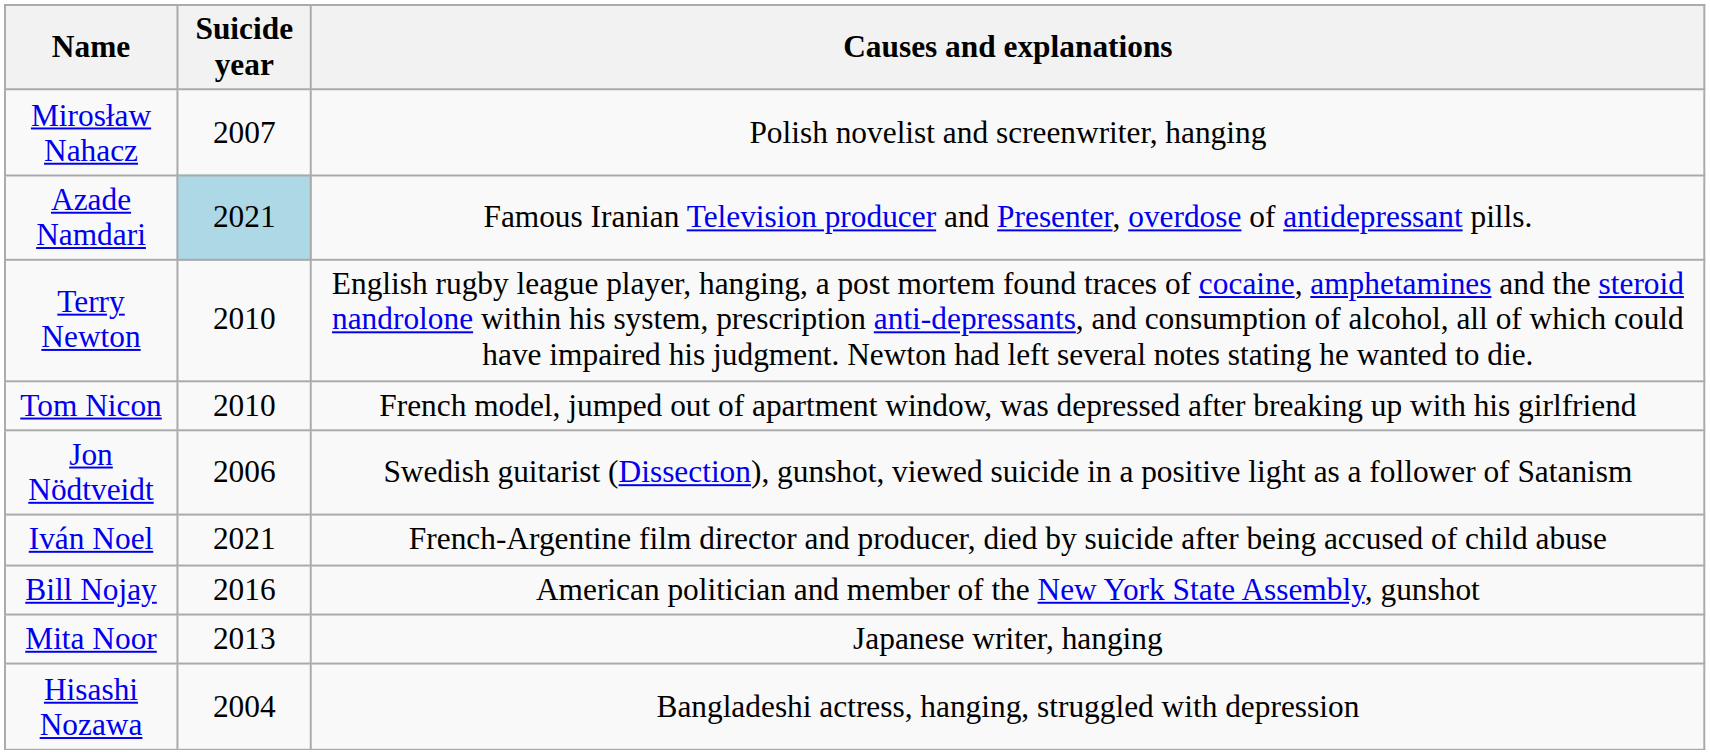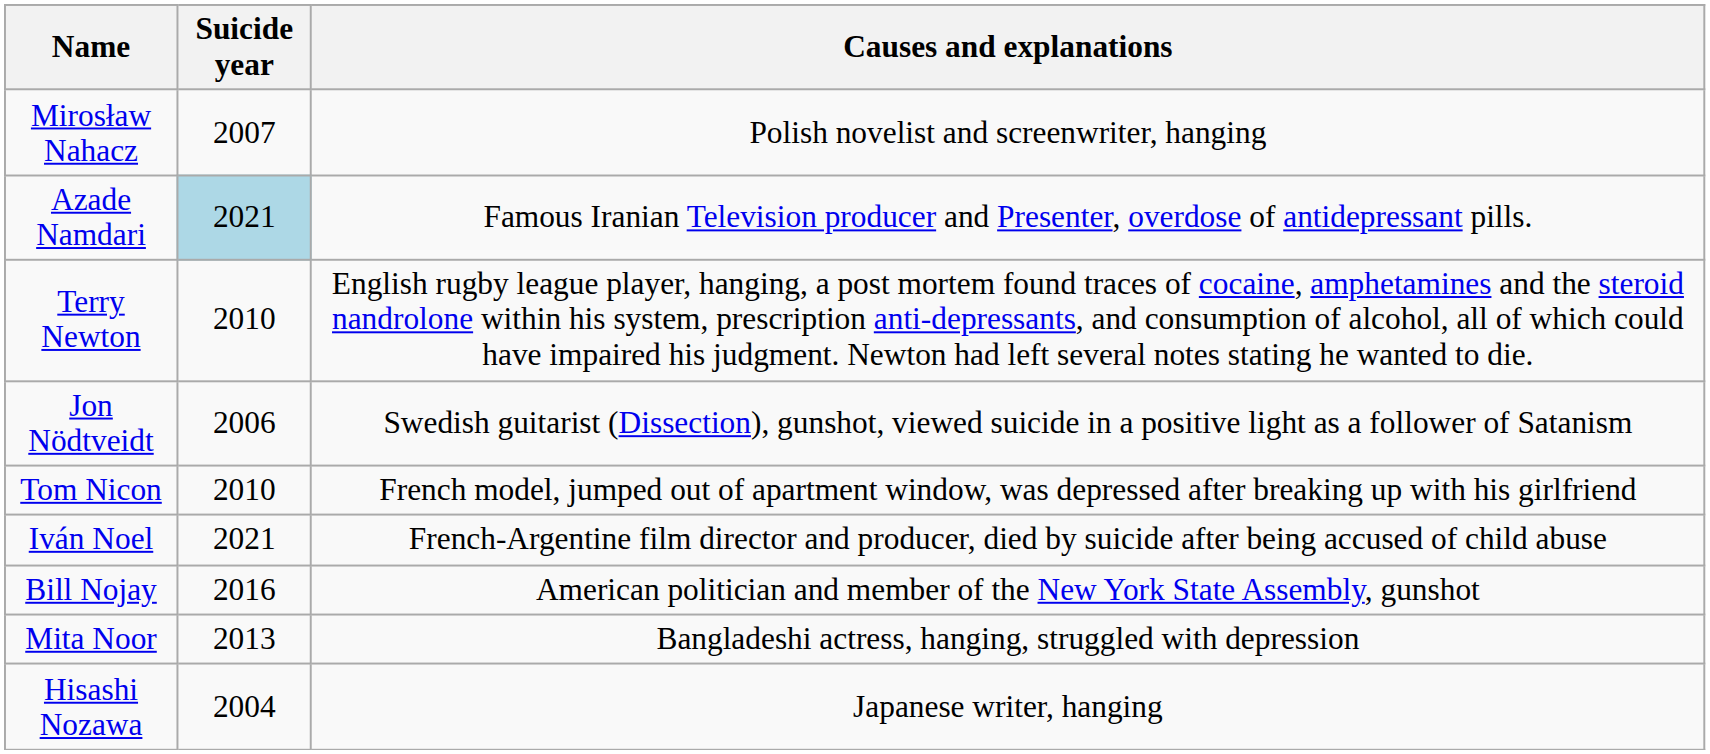rows swapped: (91, 404) <-> (91, 472)
(1008, 638) Japanese writer, hanging -> (1008, 638) Bangladeshi actress, hanging, struggled with depression
(1008, 706) Bangladeshi actress, hanging, struggled with depression -> (1008, 706) Japanese writer, hanging
